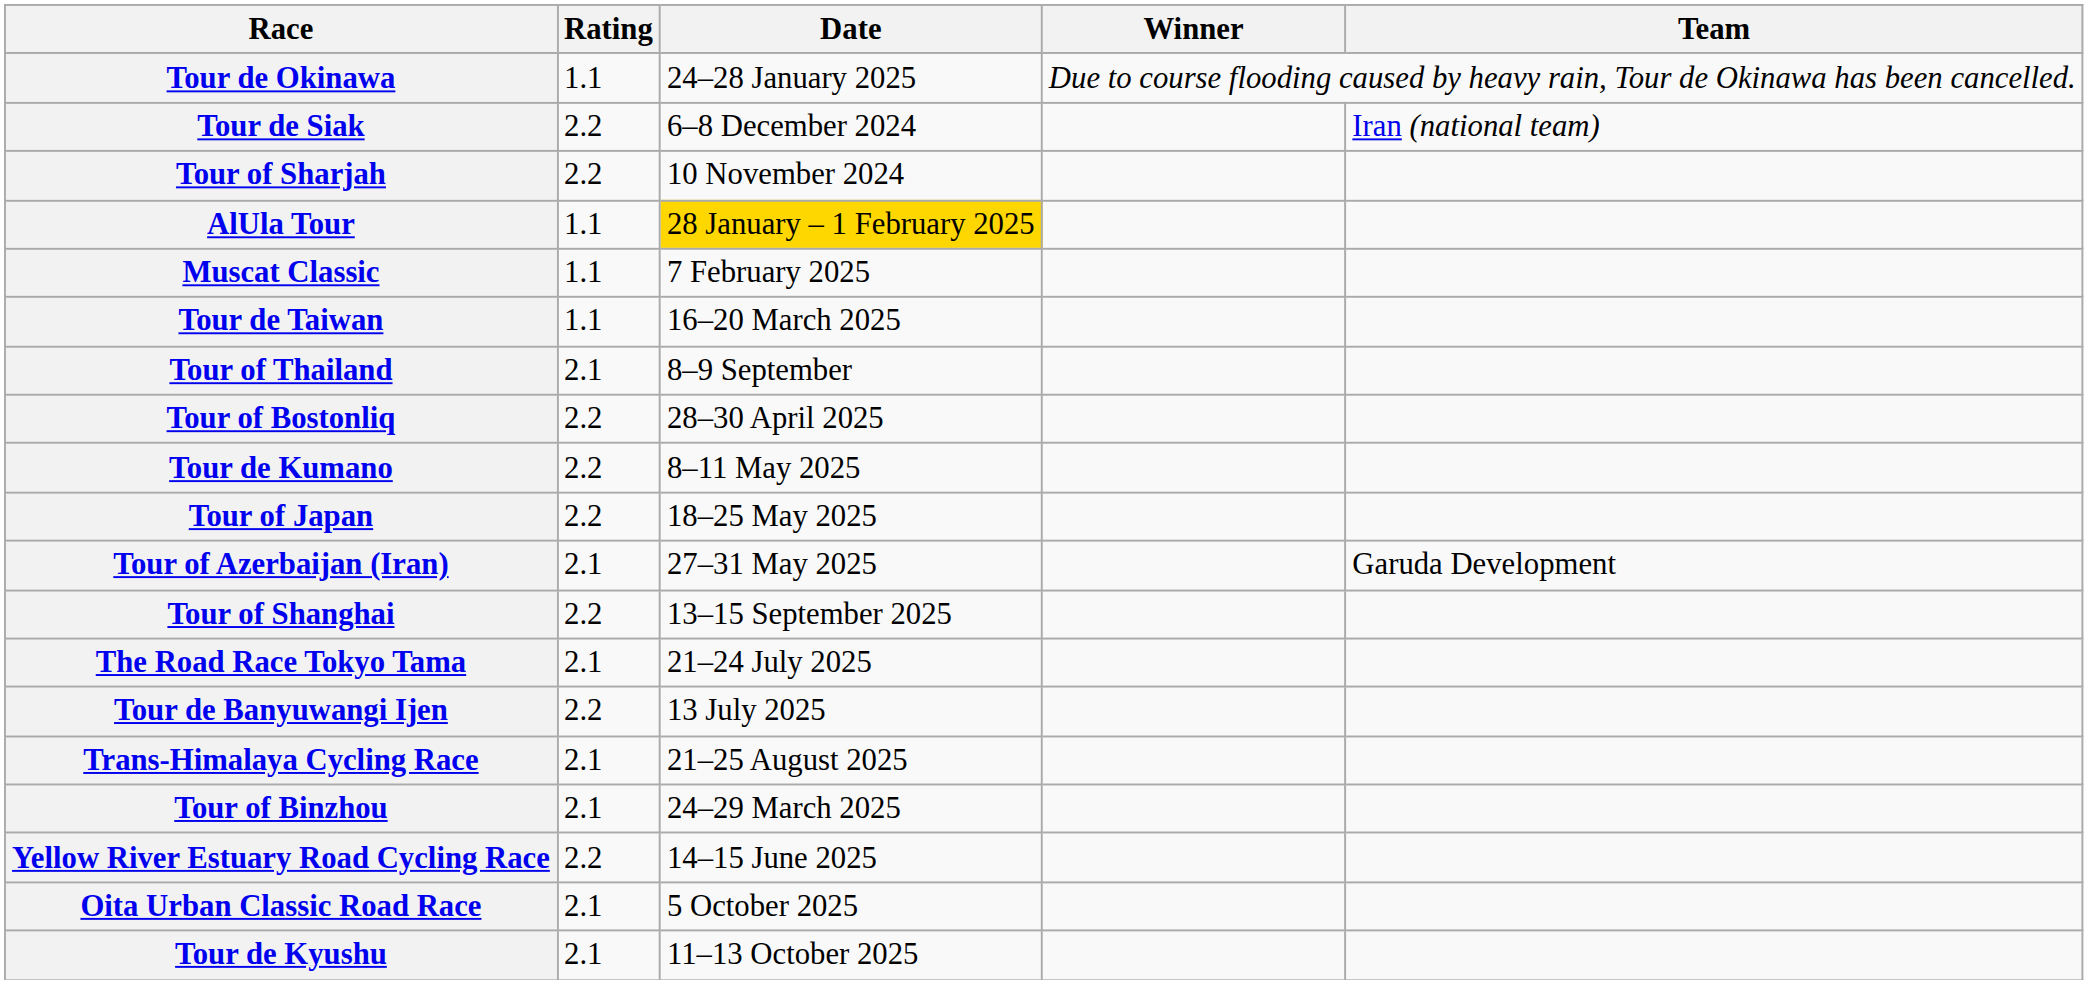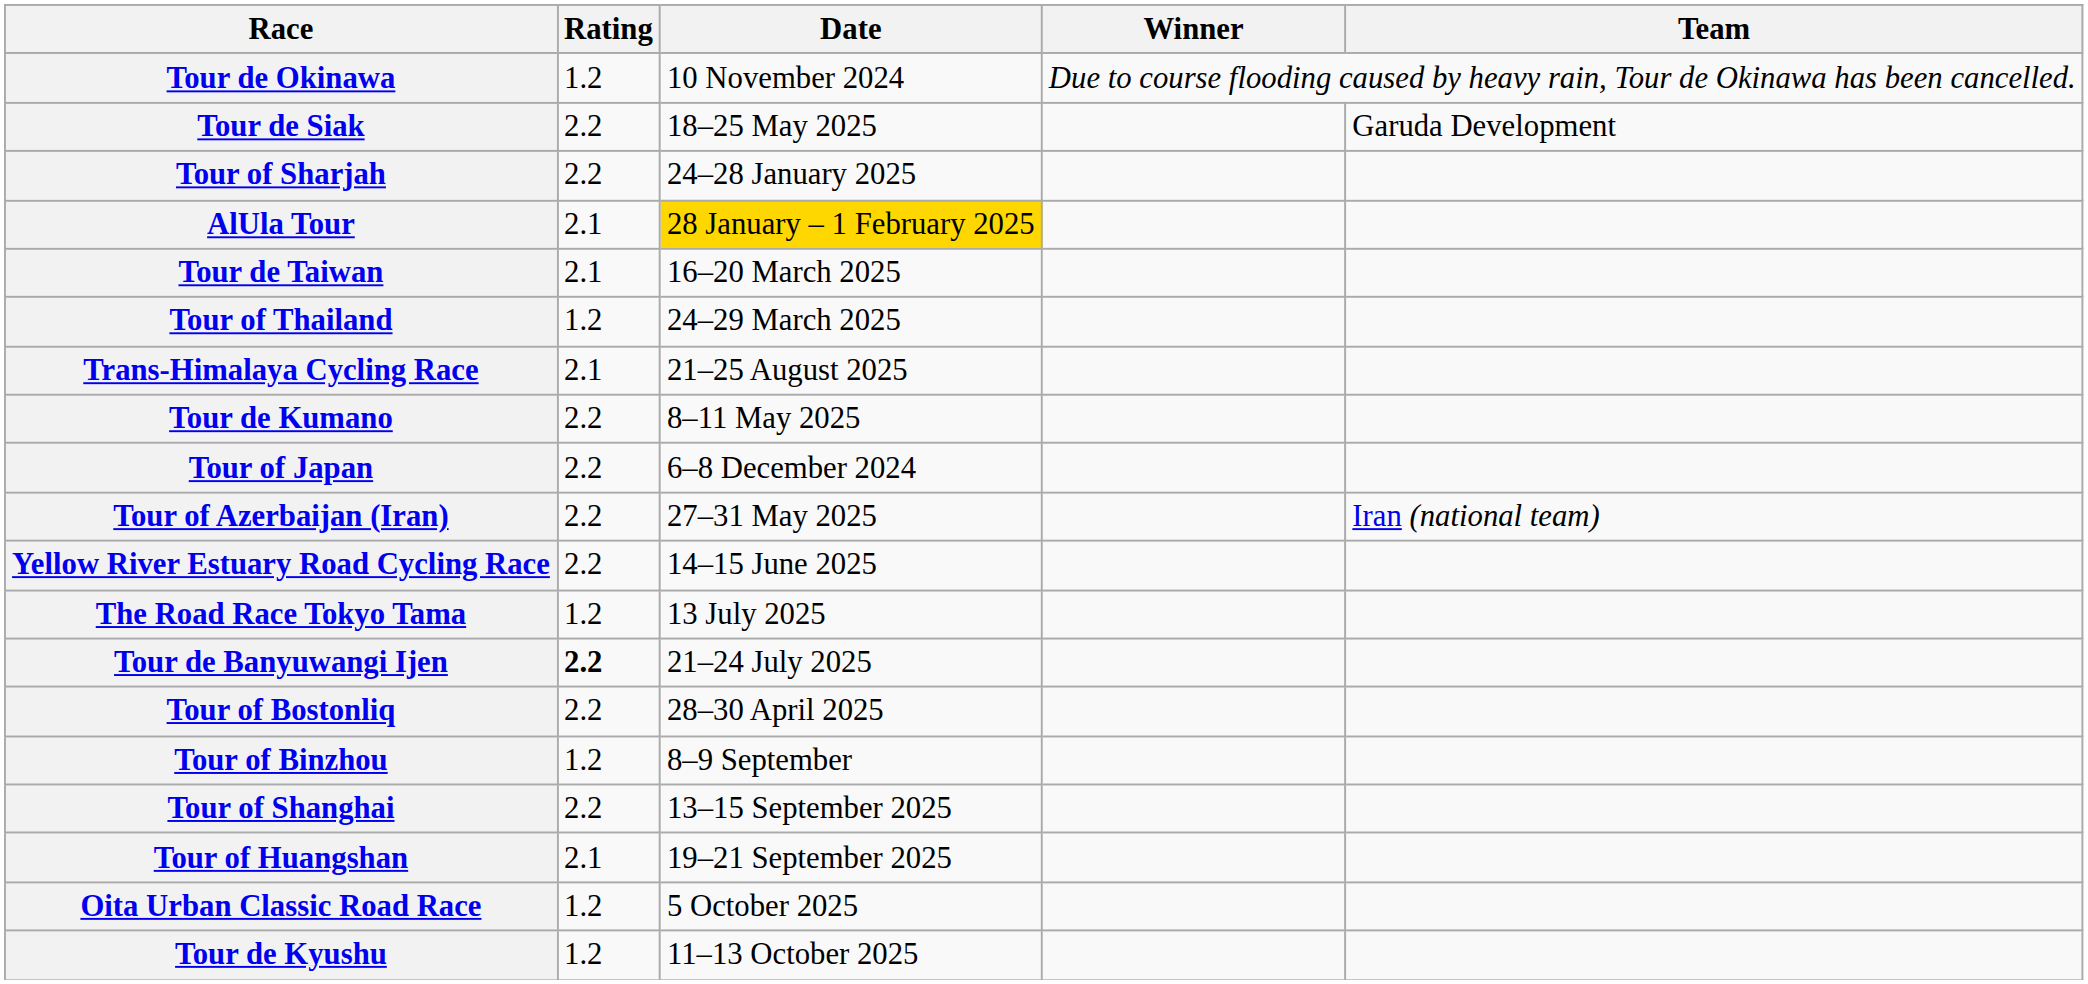(583, 77) 1.1 -> (583, 77) 1.2
(792, 77) 24–28 January 2025 -> (786, 77) 10 November 2024
(792, 126) 6–8 December 2024 -> (772, 126) 18–25 May 2025
(1476, 126) Iran (national team) -> (1484, 126) Garuda Development
(786, 175) 10 November 2024 -> (792, 175) 24–28 January 2025
(583, 223) 1.1 -> (583, 223) 2.1
- row: (281, 272)
(583, 321) 1.1 -> (583, 272) 2.1
(583, 369) 2.1 -> (583, 321) 1.2
(760, 369) 8–9 September -> (784, 321) 24–29 March 2025
rows swapped: (281, 418) <-> (281, 759)
(772, 516) 18–25 May 2025 -> (792, 467) 6–8 December 2024
(583, 564) 2.1 -> (583, 516) 2.2
(1484, 564) Garuda Development -> (1476, 516) Iran (national team)
rows swapped: (281, 857) <-> (281, 613)
(583, 662) 2.1 -> (583, 613) 1.2
(769, 662) 21–24 July 2025 -> (746, 613) 13 July 2025
(583, 710) normal -> (583, 662) bold
(746, 710) 13 July 2025 -> (769, 662) 21–24 July 2025
(583, 808) 2.1 -> (583, 759) 1.2
(784, 808) 24–29 March 2025 -> (760, 759) 8–9 September
+ row: (281, 857)
(583, 905) 2.1 -> (583, 905) 1.2
(583, 954) 2.1 -> (583, 954) 1.2
